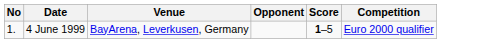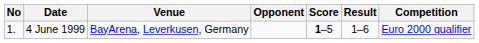+ column: (360, 13)
